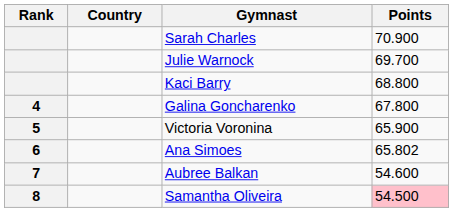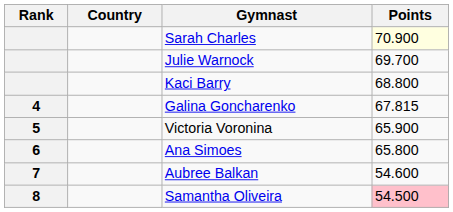(397, 38) no background -> (397, 38) lightyellow background
(397, 106) 67.800 -> (397, 106) 67.815
(397, 151) 65.802 -> (397, 151) 65.800
